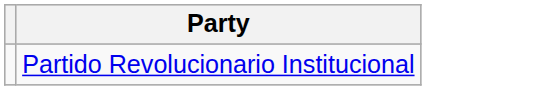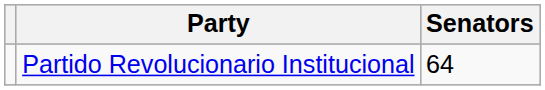+ column: (480, 24)
